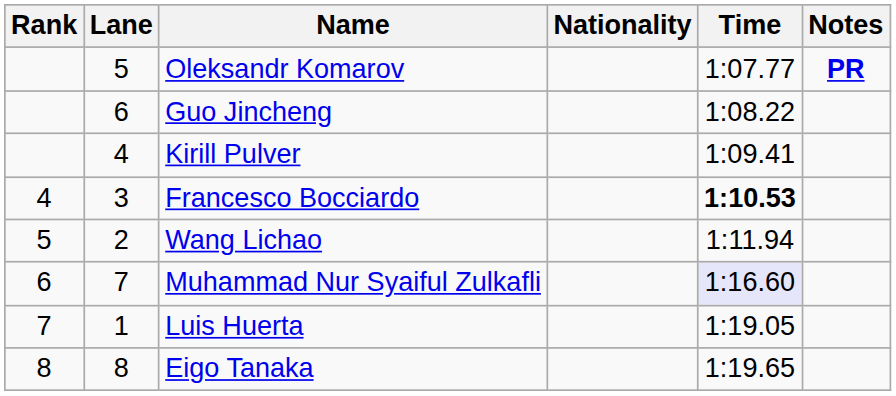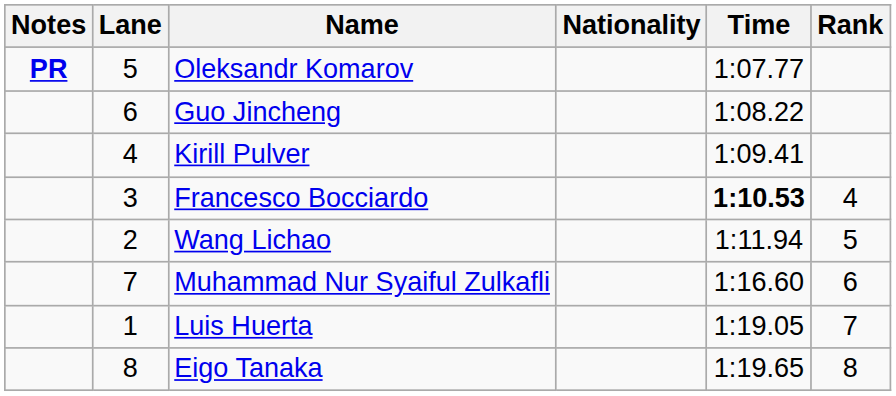columns swapped: (44, 25) <-> (846, 25)
(750, 283) lavender background -> (759, 283) no background
